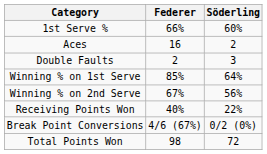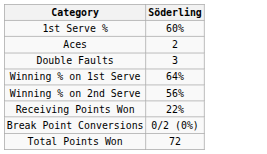- column: (175, 12)
